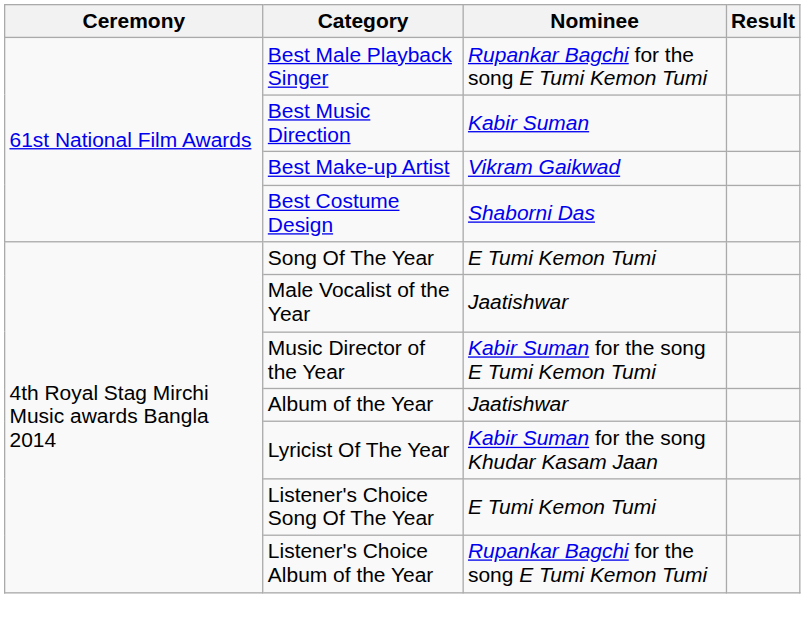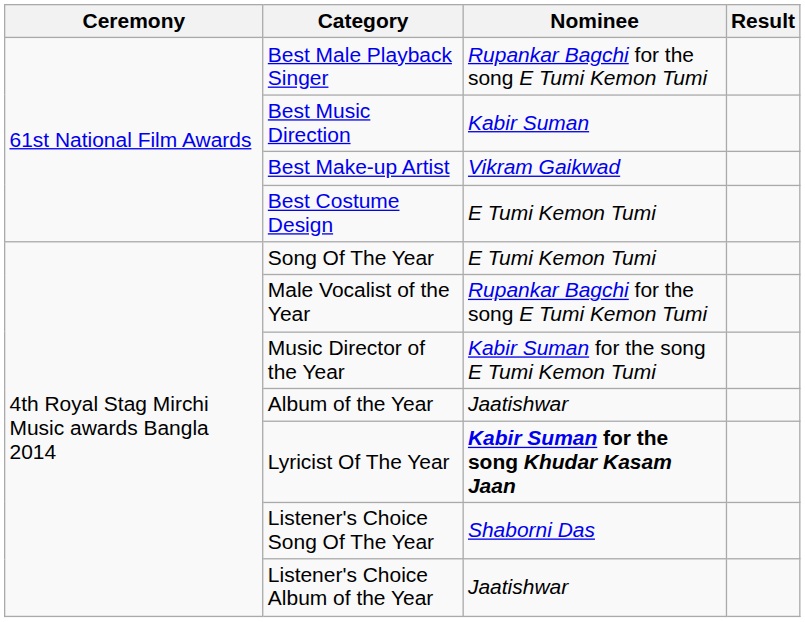(531, 213) Shaborni Das -> (562, 213) E Tumi Kemon Tumi
(518, 303) Jaatishwar -> (588, 303) Rupankar Bagchi for the song E Tumi Kemon Tumi
(587, 449) normal -> (570, 461) bold
(562, 506) E Tumi Kemon Tumi -> (531, 530) Shaborni Das
(588, 563) Rupankar Bagchi for the song E Tumi Kemon Tumi -> (518, 587) Jaatishwar
